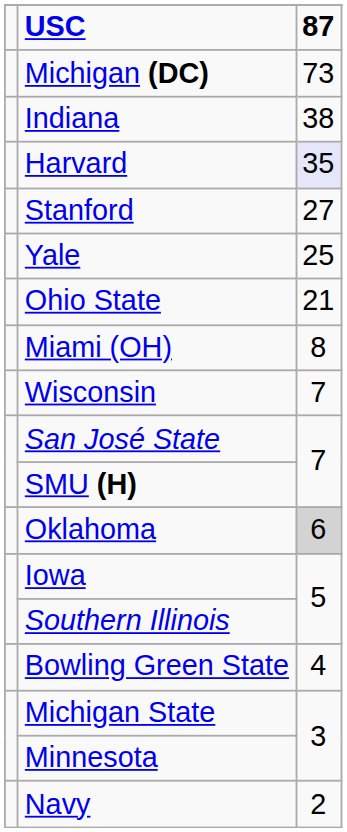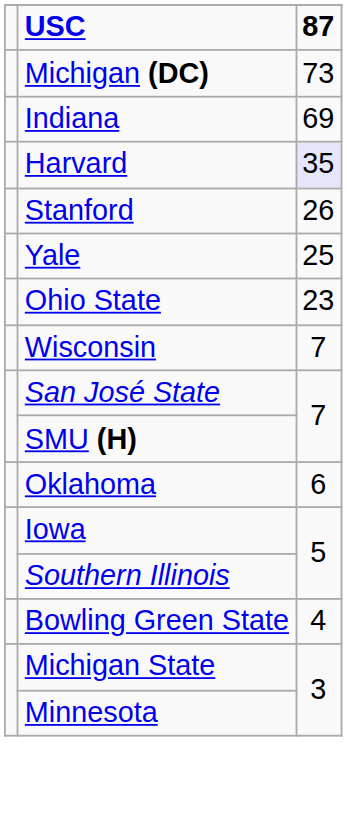(318, 118) 38 -> (318, 118) 69
(318, 210) 27 -> (318, 210) 26
(318, 301) 21 -> (318, 301) 23
- row: (98, 347)
(318, 529) lightgrey background -> (318, 484) no background
- row: (58, 803)
